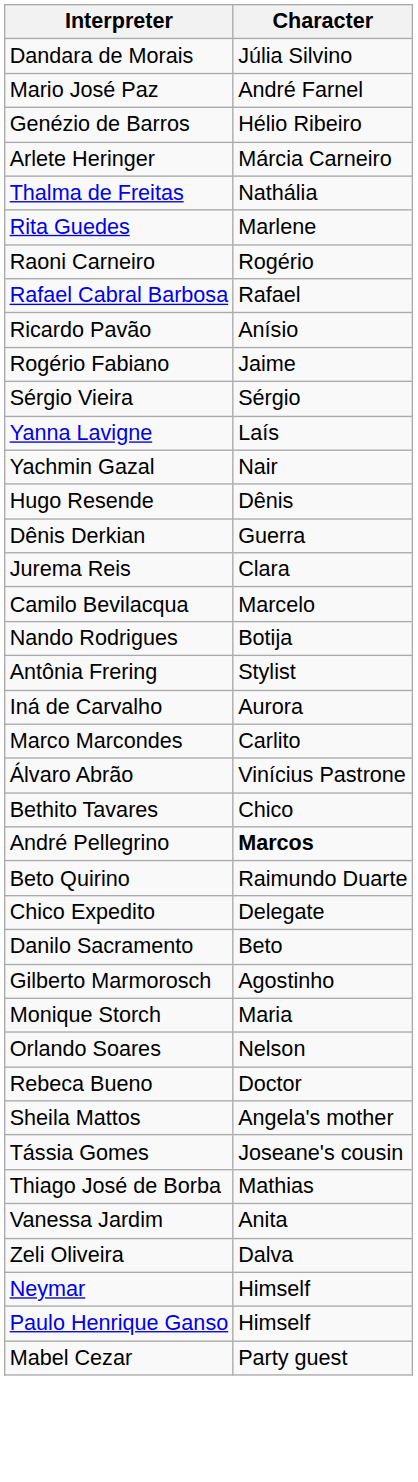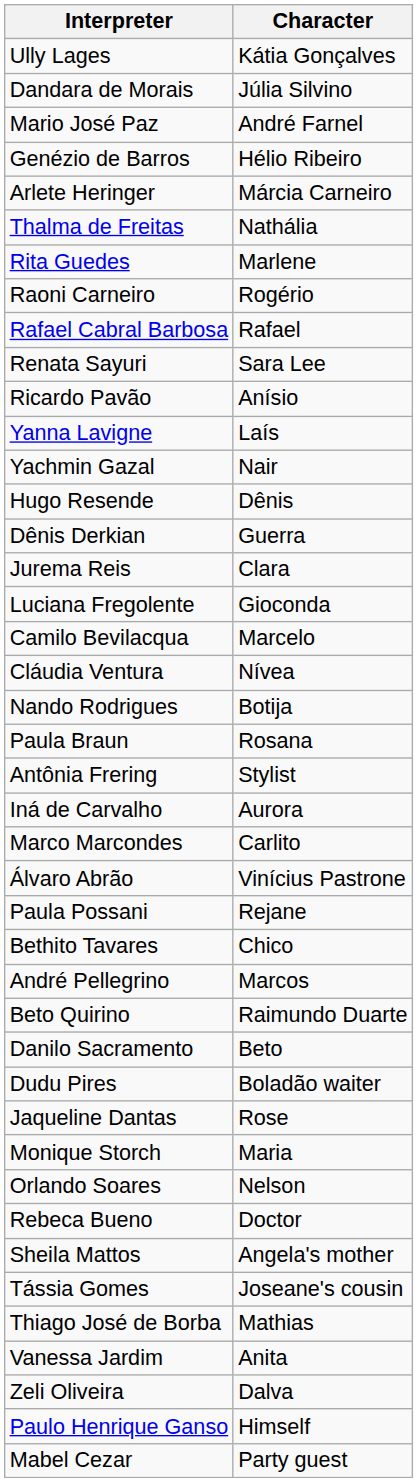+ row: (60, 55)
+ row: (78, 364)
- row: (90, 364)
- row: (71, 398)
+ row: (102, 603)
+ row: (87, 672)
+ row: (69, 741)
+ row: (79, 912)
(276, 843) bold -> (274, 980) normal
- row: (82, 912)
+ row: (63, 1083)
- row: (110, 980)
+ row: (93, 1117)
- row: (47, 1289)
